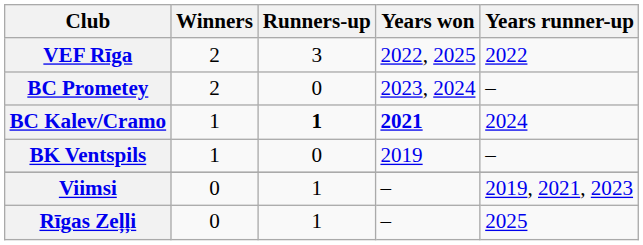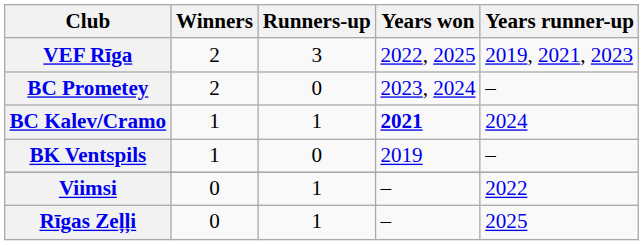(506, 54) 2022 -> (559, 54) 2019, 2021, 2023
(317, 121) bold -> (317, 121) normal
(559, 188) 2019, 2021, 2023 -> (506, 188) 2022
